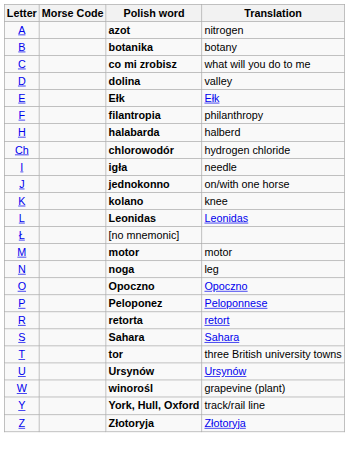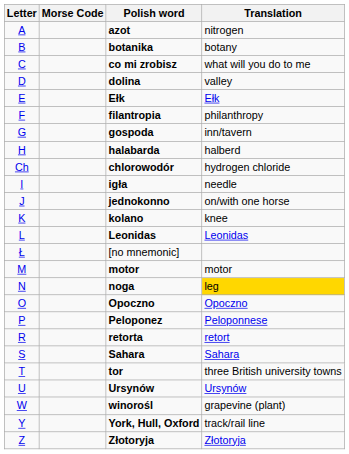+ row: (131, 133)
(212, 269) no background -> (212, 286) gold background
